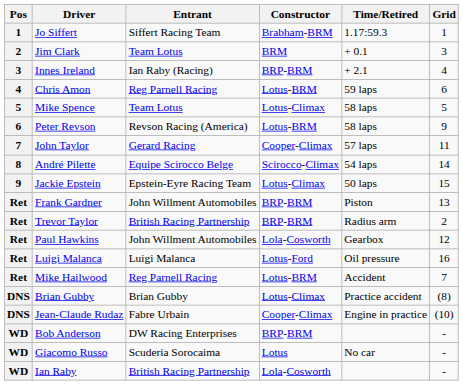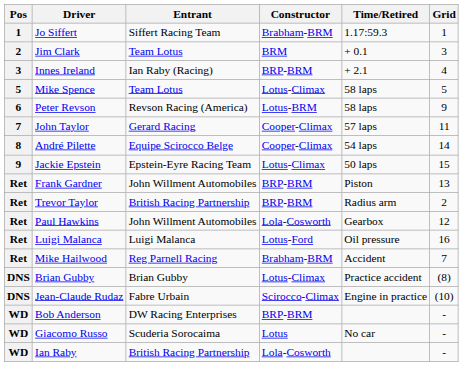- row: (63, 89)
(300, 164) Scirocco-Climax -> (297, 145) Cooper-Climax
(289, 277) Lotus-BRM -> (297, 258) Brabham-BRM
(297, 314) Cooper-Climax -> (300, 296) Scirocco-Climax
